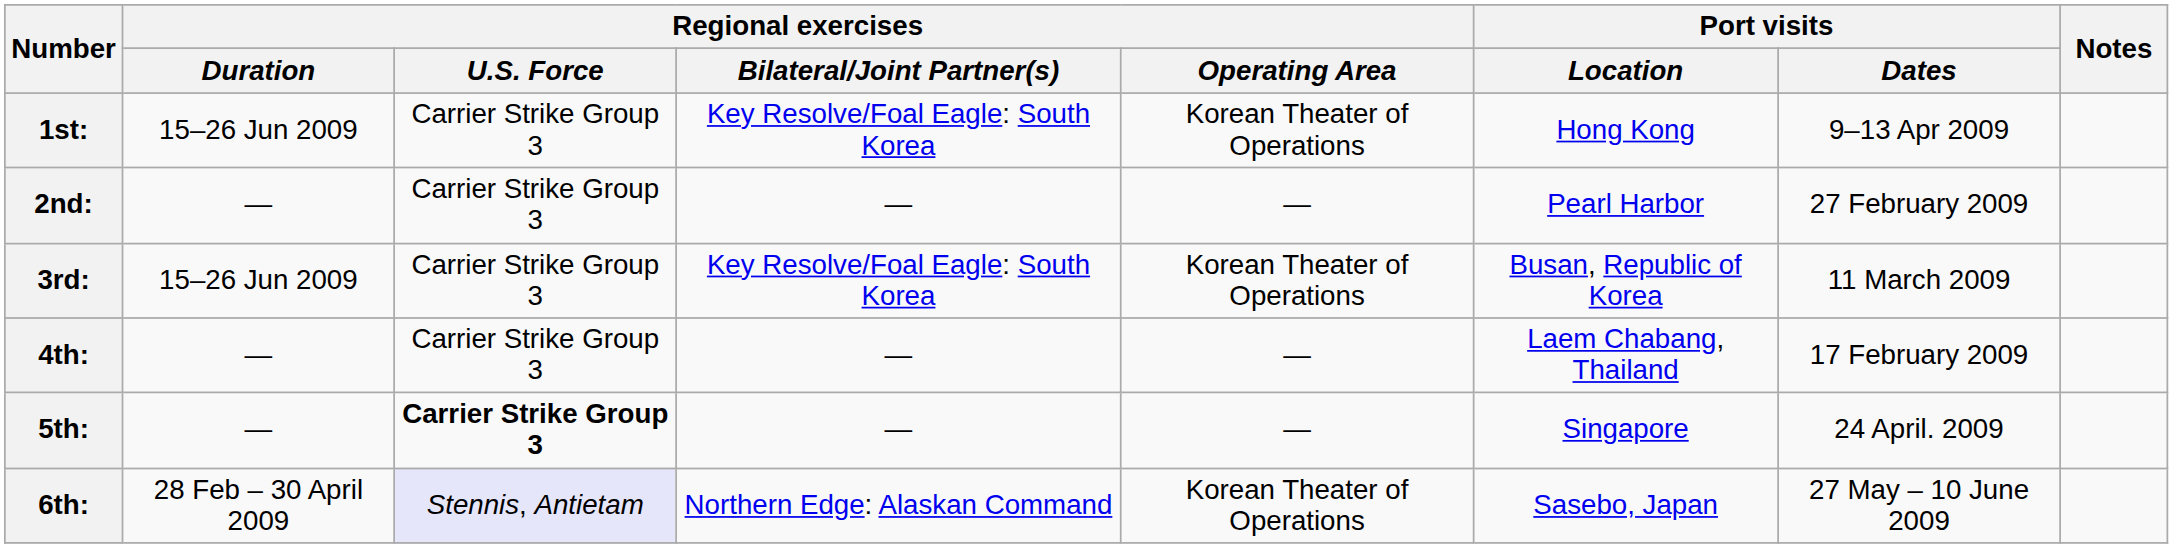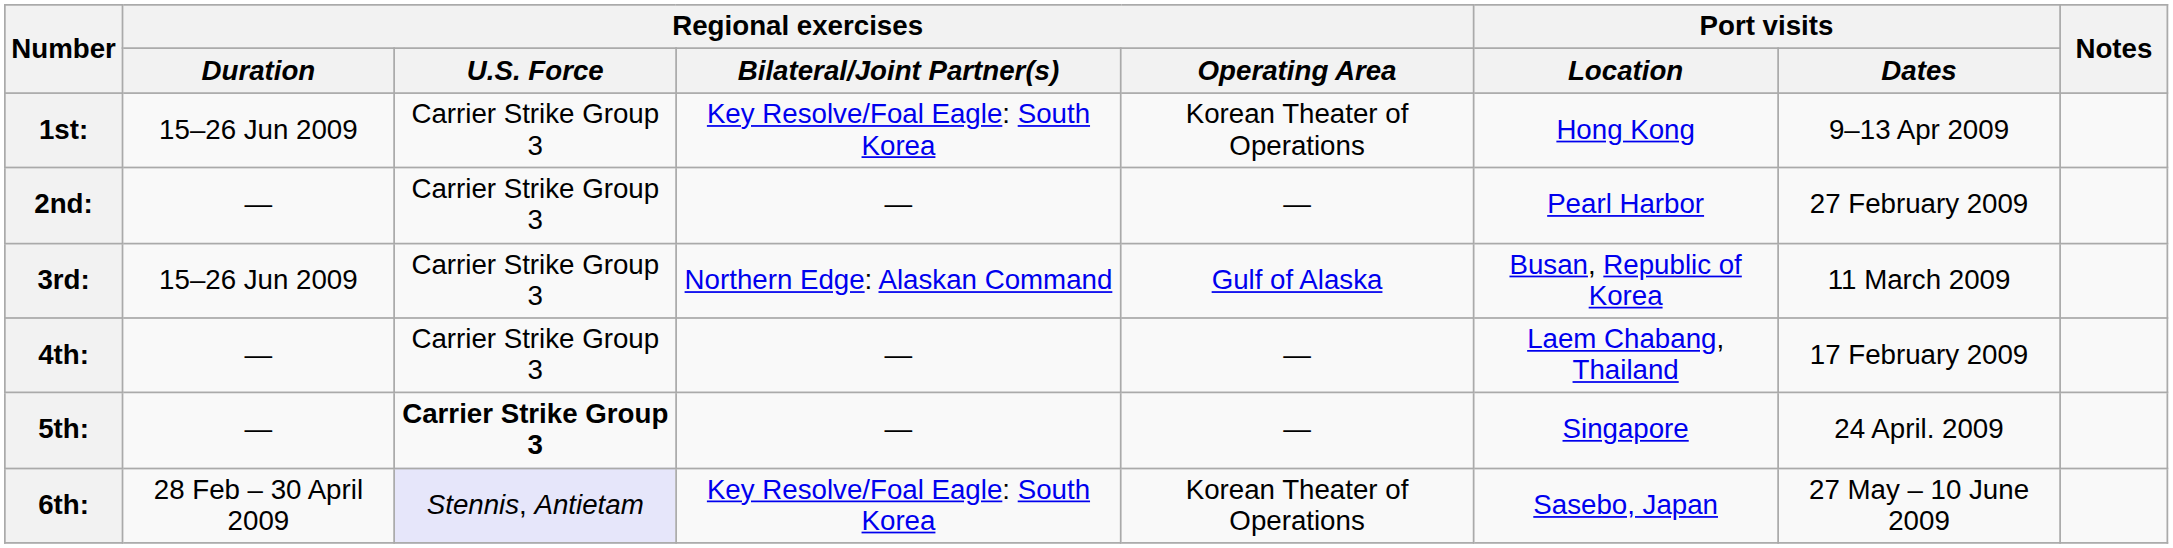(898, 279) Key Resolve/Foal Eagle: South Korea -> (898, 279) Northern Edge: Alaskan Command
(1297, 279) Korean Theater of Operations -> (1297, 279) Gulf of Alaska
(898, 505) Northern Edge: Alaskan Command -> (898, 505) Key Resolve/Foal Eagle: South Korea
